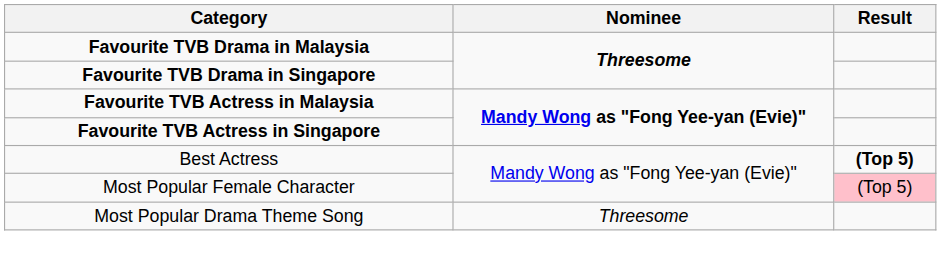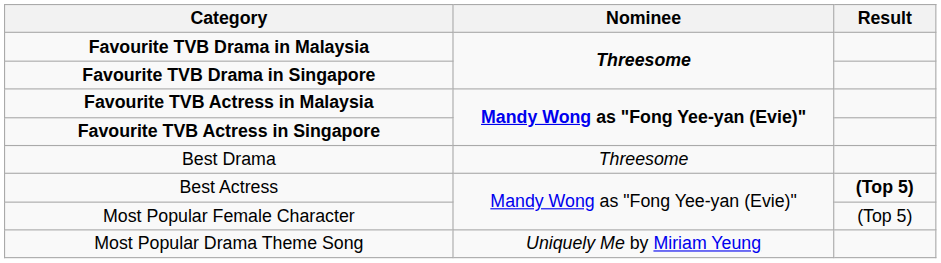+ row: (229, 159)
(885, 187) pink background -> (885, 215) no background
(644, 215) Threesome -> (644, 243) Uniquely Me by Miriam Yeung
